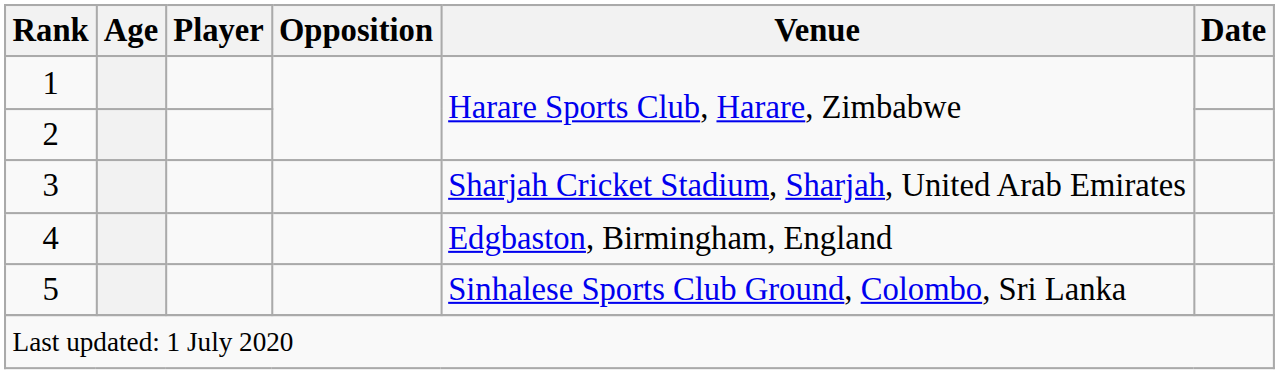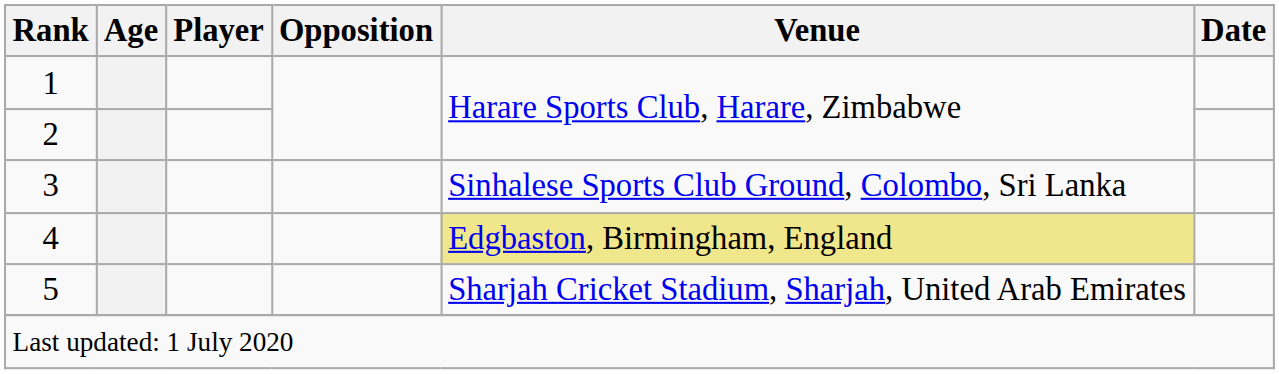(817, 185) Sharjah Cricket Stadium, Sharjah, United Arab Emirates -> (787, 185) Sinhalese Sports Club Ground, Colombo, Sri Lanka
(670, 237) no background -> (670, 237) khaki background
(787, 289) Sinhalese Sports Club Ground, Colombo, Sri Lanka -> (817, 289) Sharjah Cricket Stadium, Sharjah, United Arab Emirates
